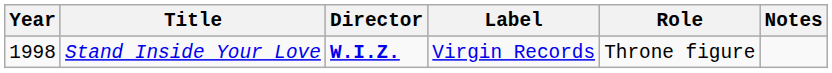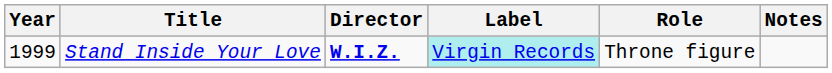(33, 52) 1998 -> (33, 52) 1999
(514, 52) no background -> (514, 52) paleturquoise background
